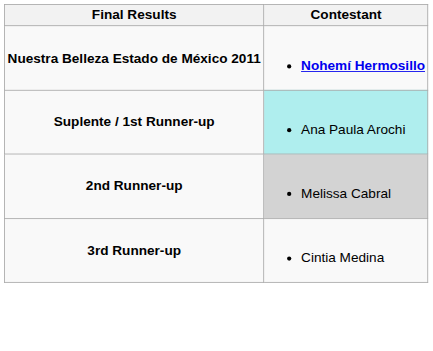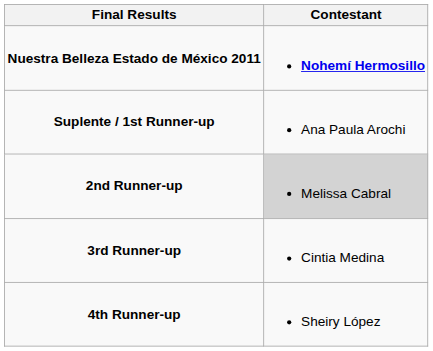(346, 130) paleturquoise background -> (346, 130) no background
+ row: (134, 314)
